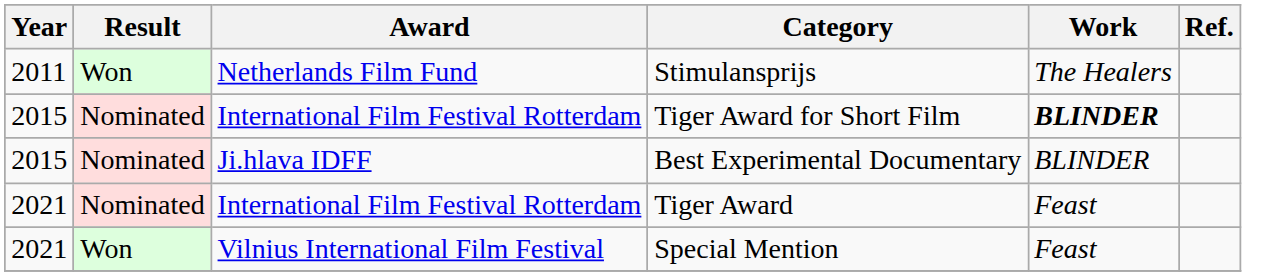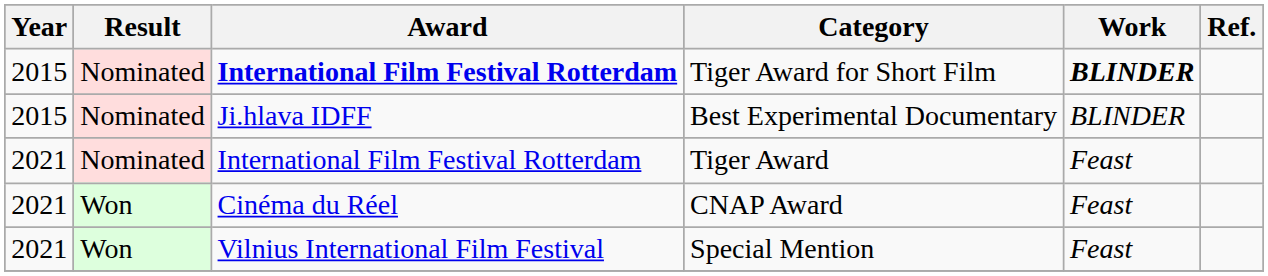- row: (735, 71)
(429, 115) normal -> (447, 71) bold
+ row: (766, 204)
